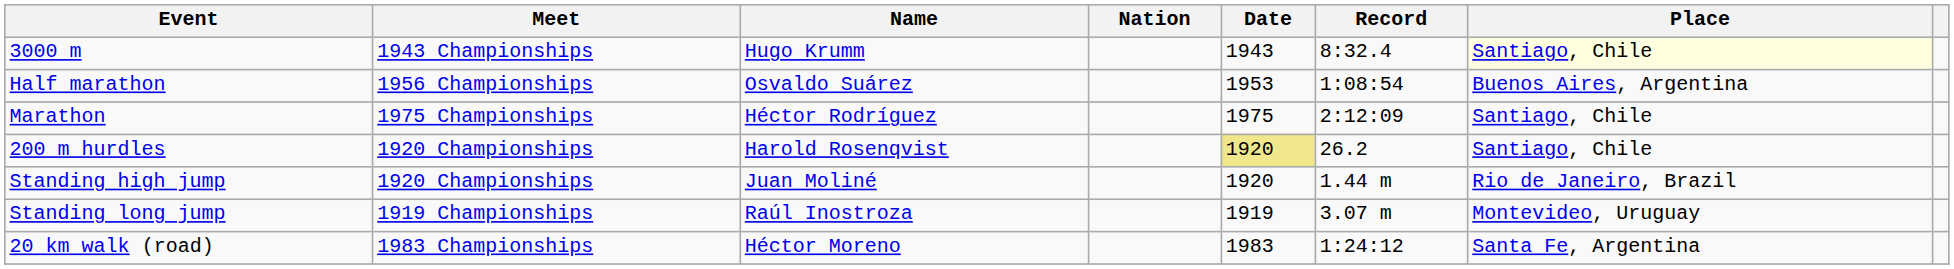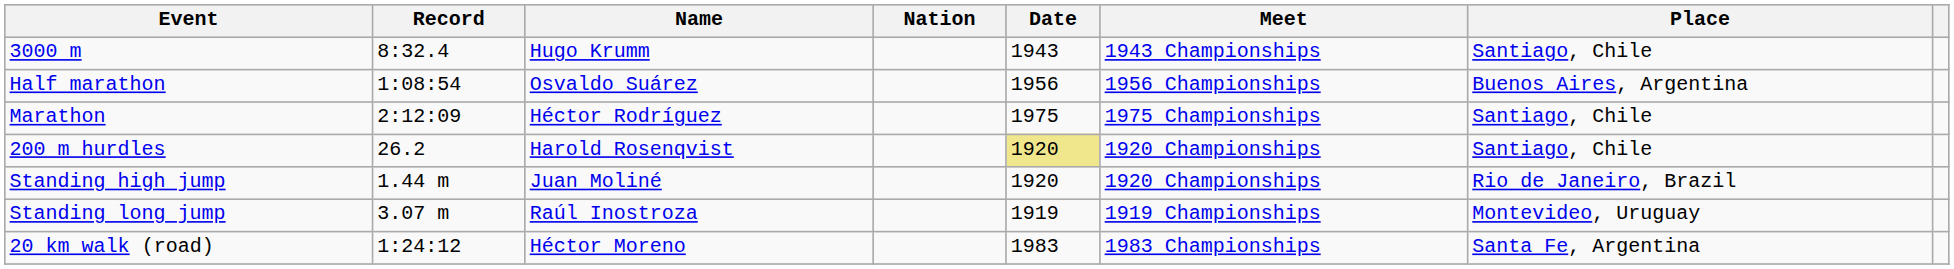columns swapped: (1391, 21) <-> (556, 21)
(1562, 54) lightyellow background -> (1562, 54) no background
(1250, 86) 1953 -> (1035, 86) 1956
